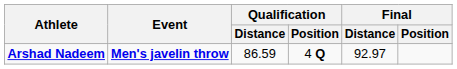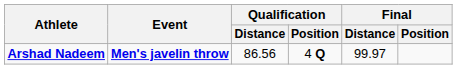(260, 54) 86.59 -> (260, 54) 86.56
(370, 54) 92.97 -> (370, 54) 99.97
